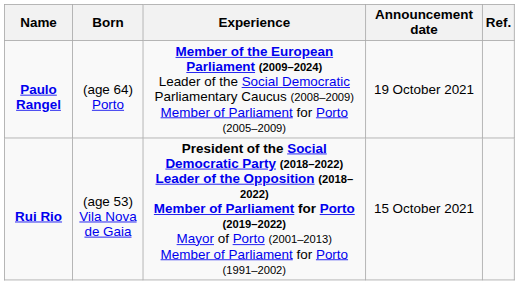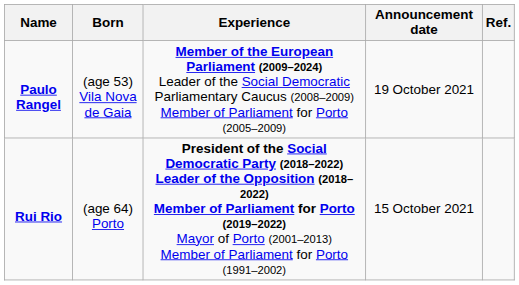(108, 96) (age 64) Porto -> (108, 96) (age 53) Vila Nova de Gaia
(108, 216) (age 53) Vila Nova de Gaia -> (108, 216) (age 64) Porto
